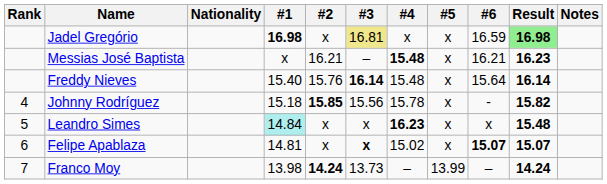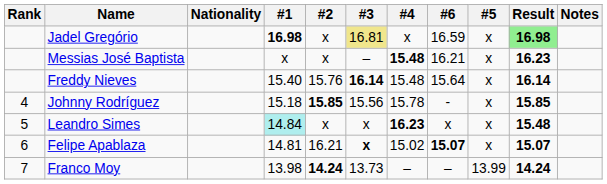columns swapped: (448, 15) <-> (489, 15)
(326, 59) 16.21 -> (326, 59) x
(533, 102) 15.82 -> (533, 102) 15.85
(326, 146) x -> (326, 146) 16.21
